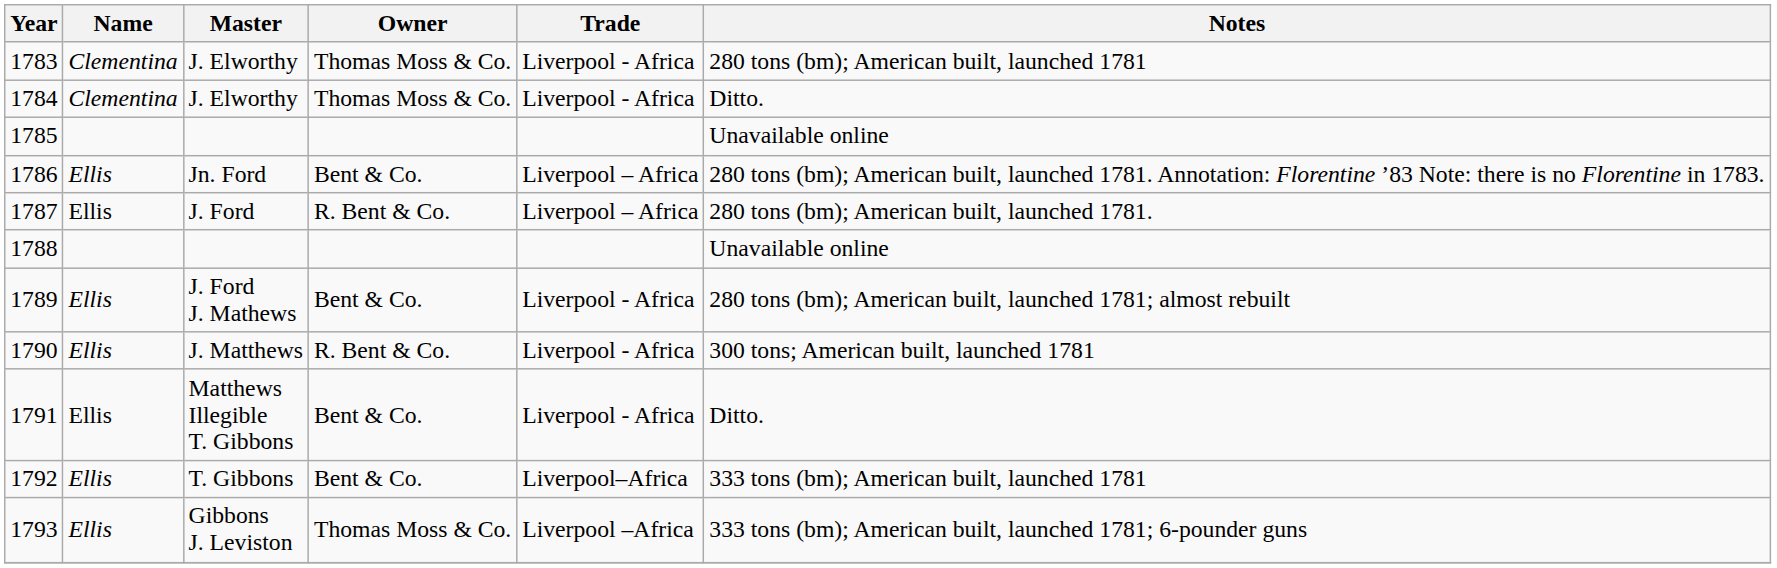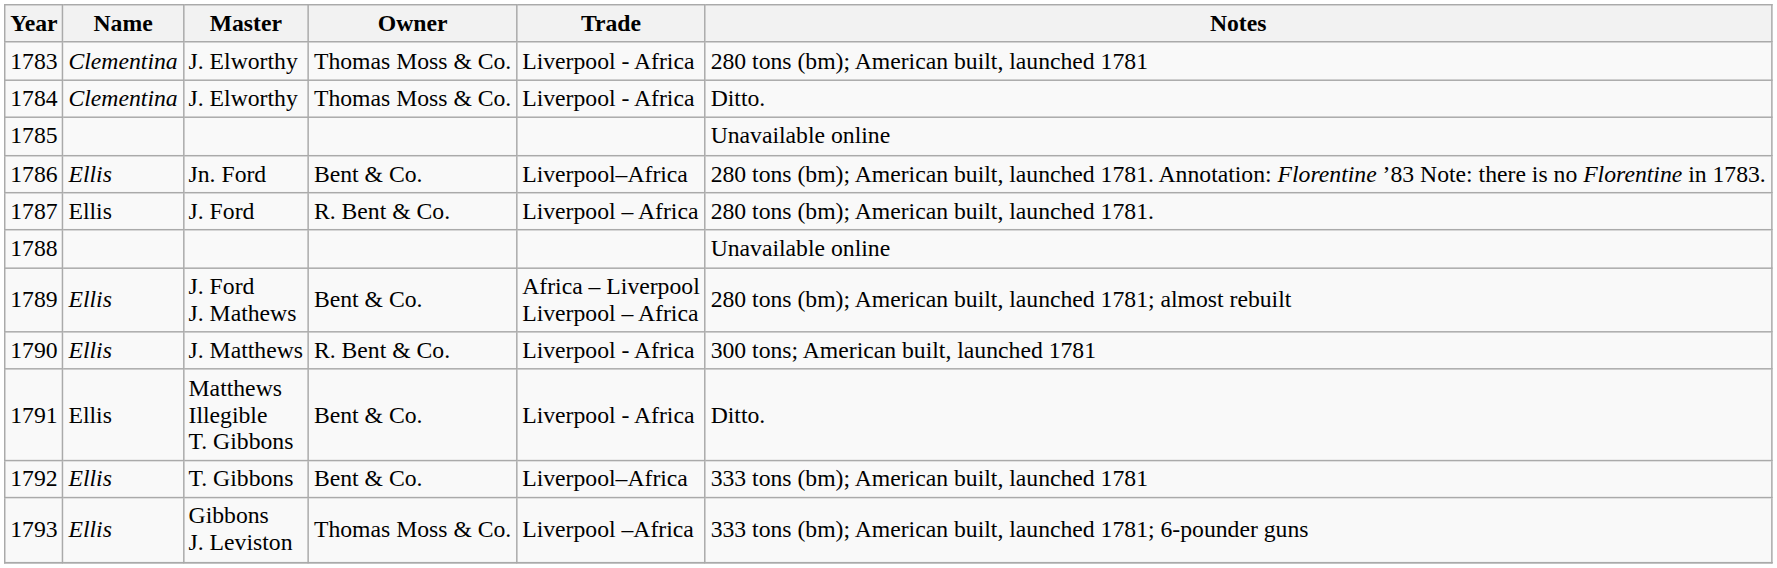(610, 173) Liverpool – Africa -> (605, 173) Liverpool–Africa
(608, 299) Liverpool - Africa -> (611, 299) Africa – Liverpool Liverpool – Africa
